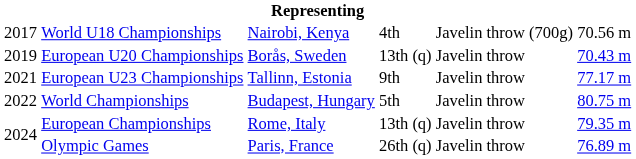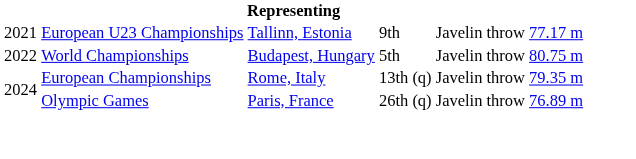- row: (131, 33)
- row: (142, 55)
